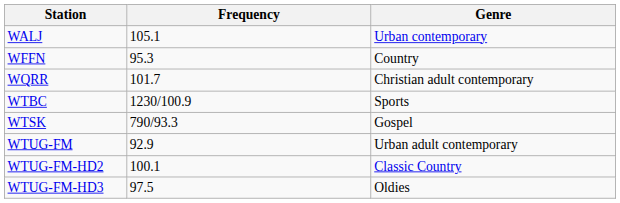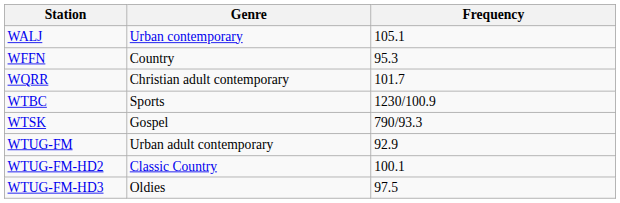columns swapped: (249, 15) <-> (493, 15)
